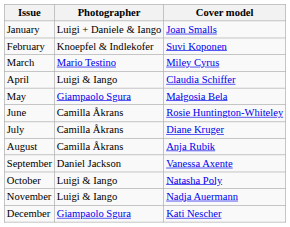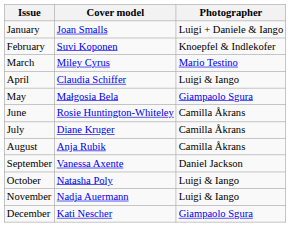columns swapped: (225, 12) <-> (109, 12)
